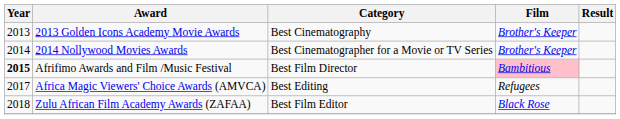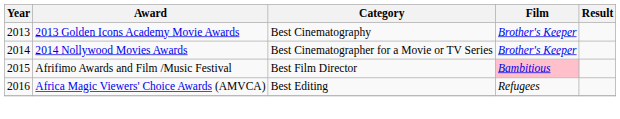(19, 68) bold -> (19, 68) normal
(19, 86) 2017 -> (19, 86) 2016
- row: (143, 104)
